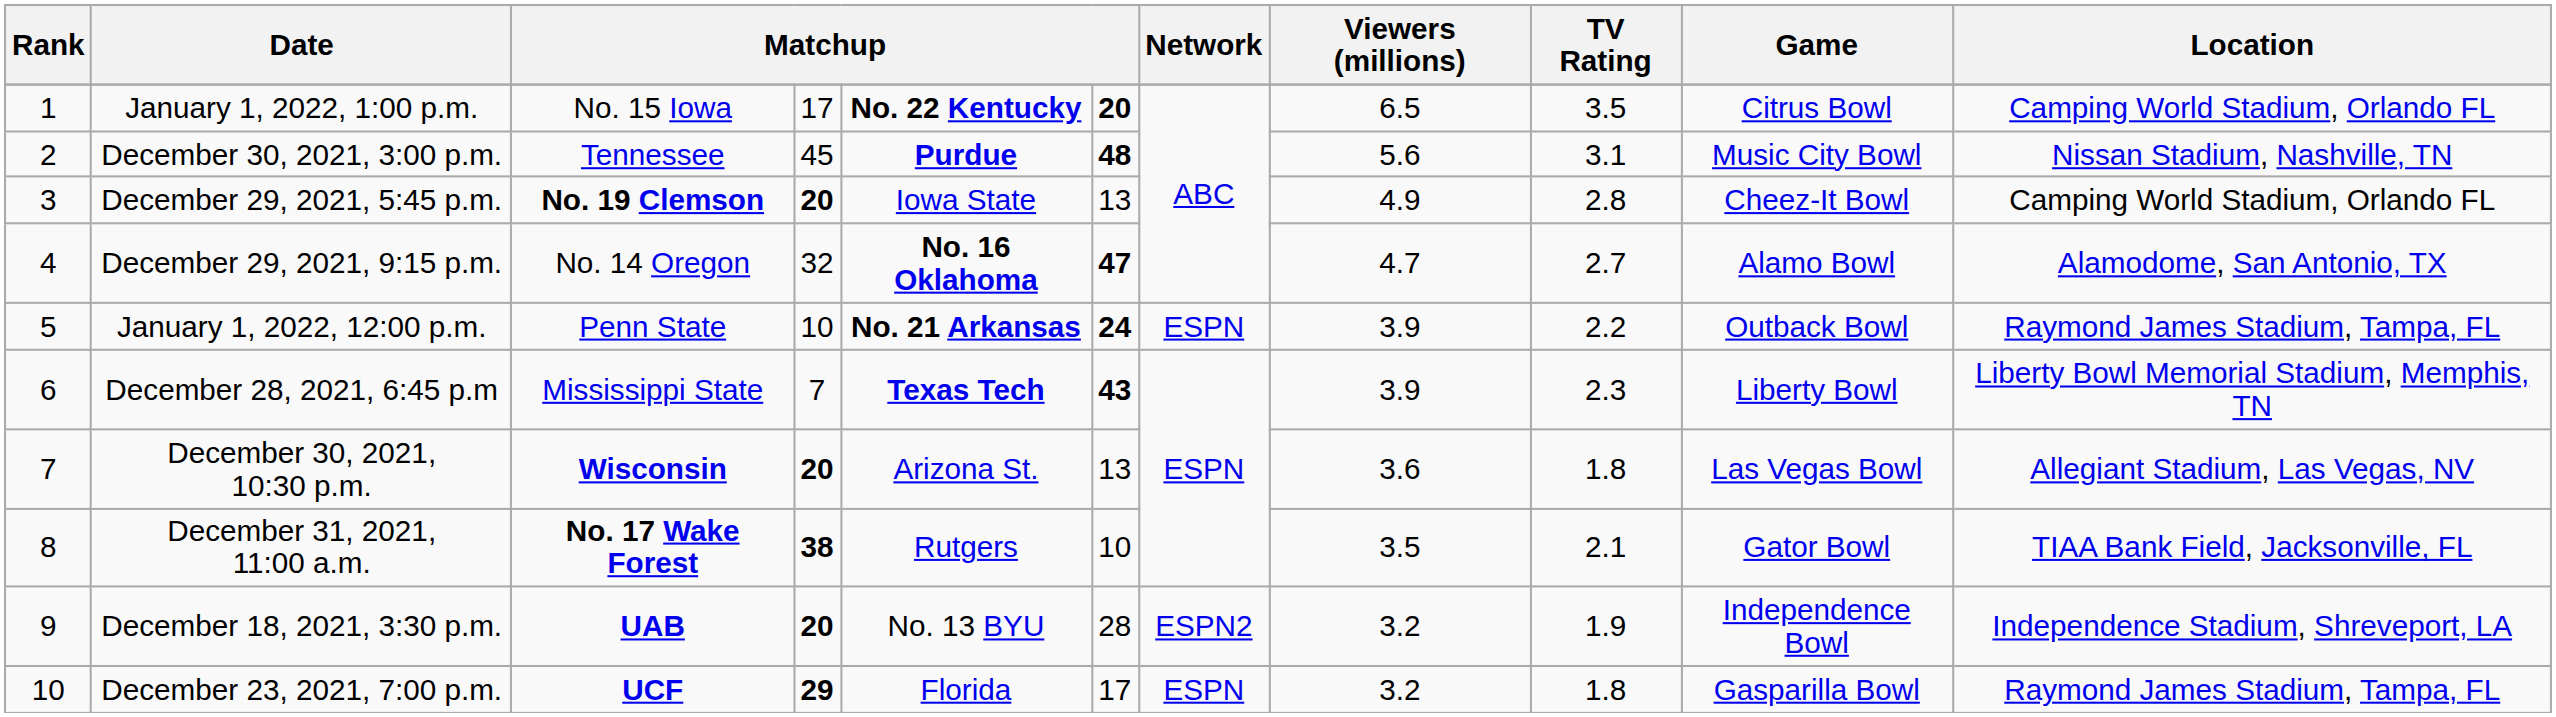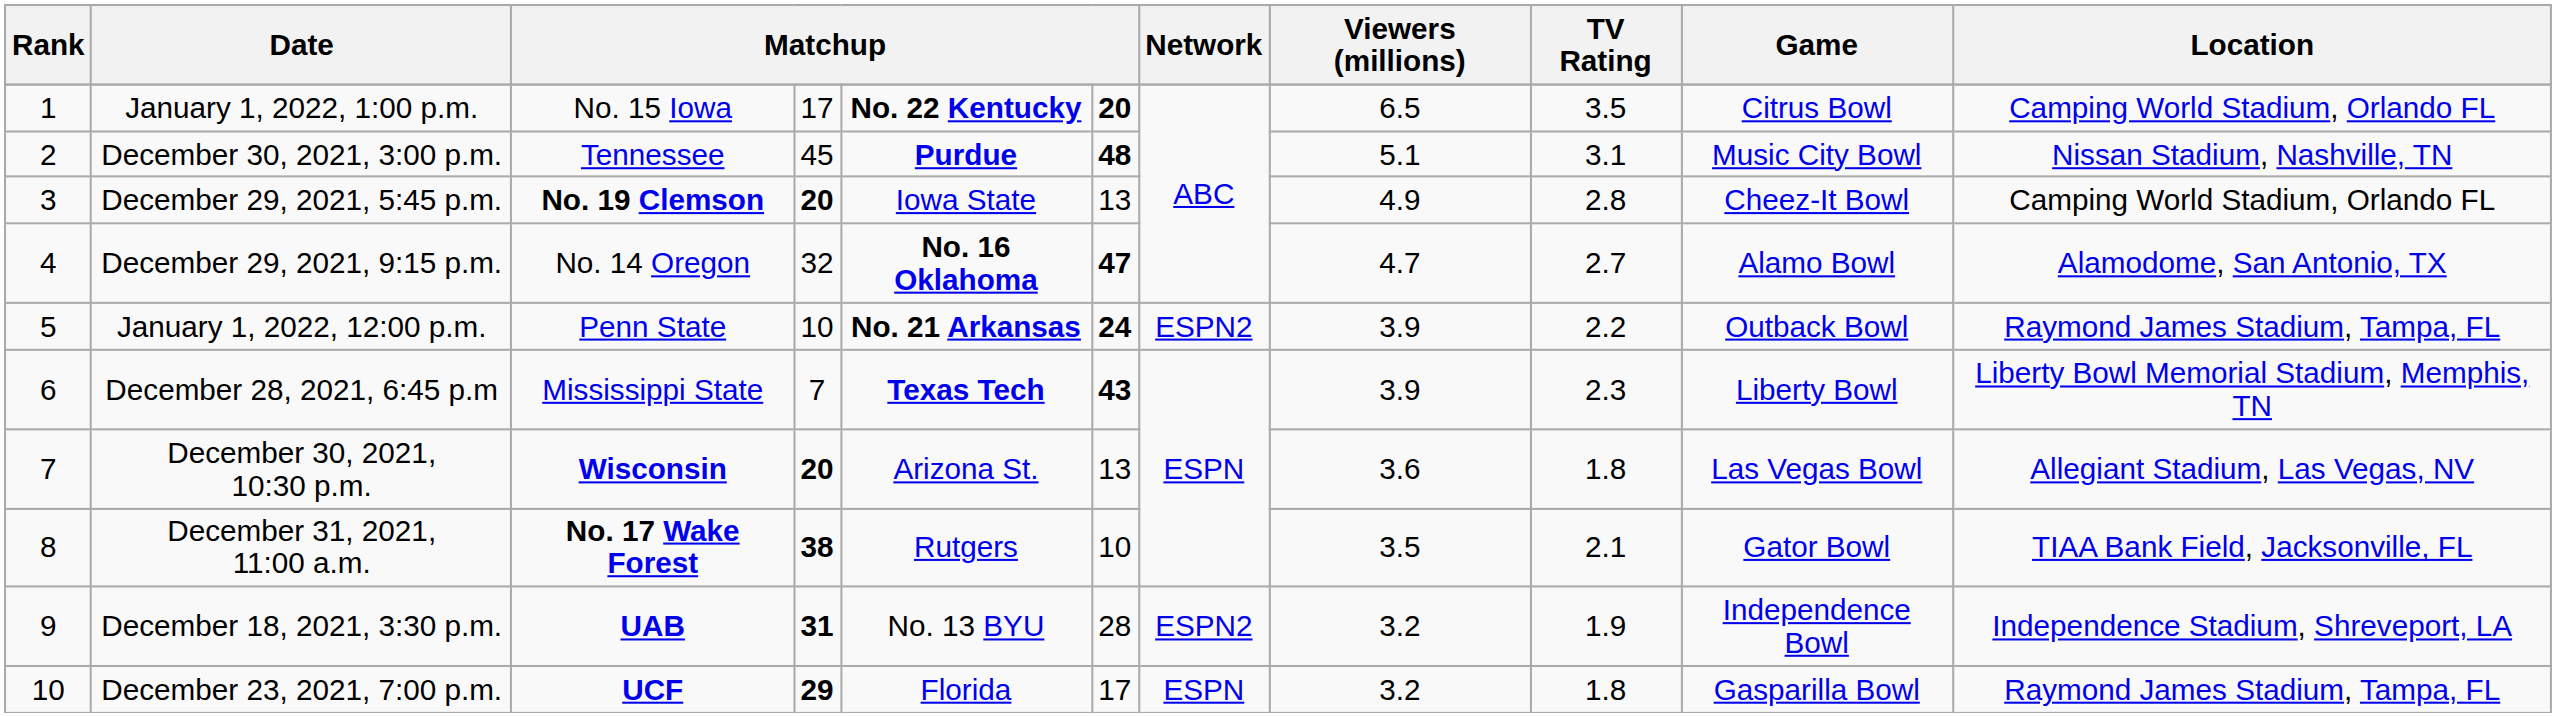(1400, 154) 5.6 -> (1400, 154) 5.1
(1204, 326) ESPN -> (1204, 326) ESPN2
(817, 626) 20 -> (817, 626) 31
